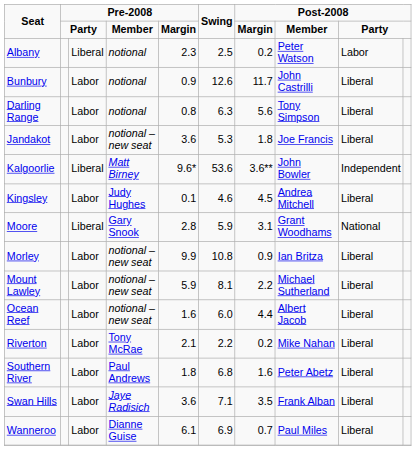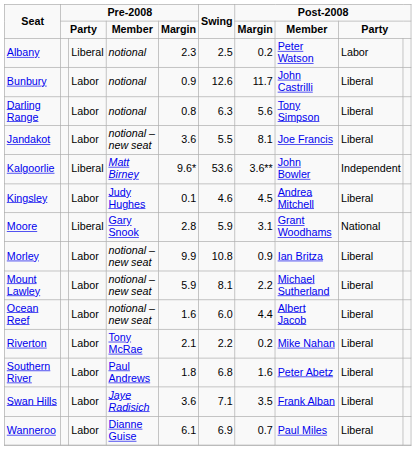(225, 140) 5.3 -> (225, 140) 5.5
(265, 140) 1.8 -> (265, 140) 8.1
